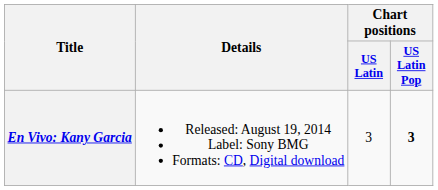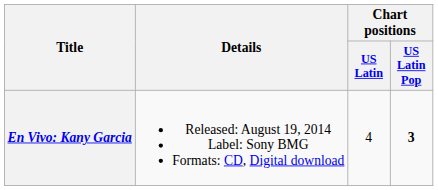(369, 137) 3 -> (369, 137) 4
